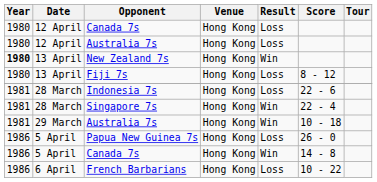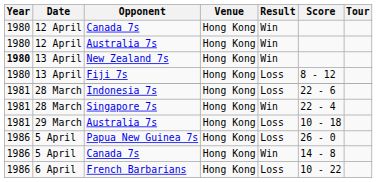(272, 28) Loss -> (269, 28) Win
(272, 44) Loss -> (269, 44) Win
(269, 123) Win -> (272, 123) Loss
